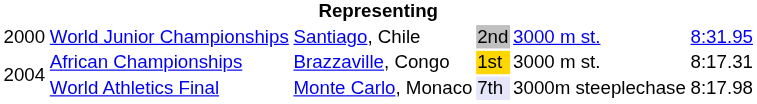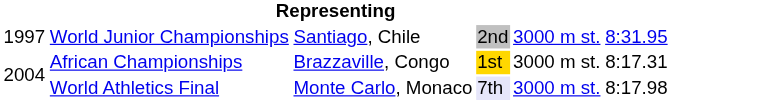(24, 36) 2000 -> (24, 36) 1997
(599, 88) 3000m steeplechase -> (557, 88) 3000 m st.
